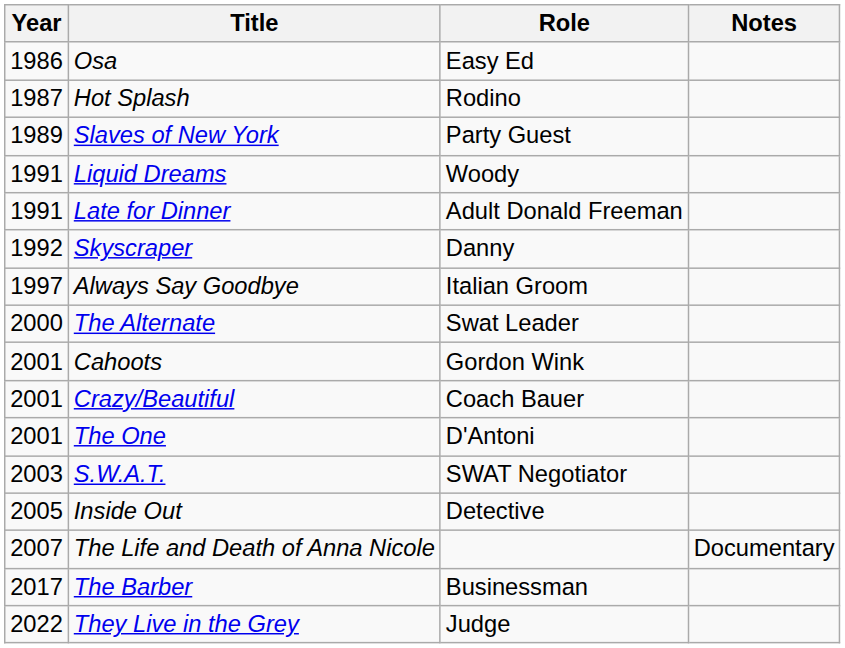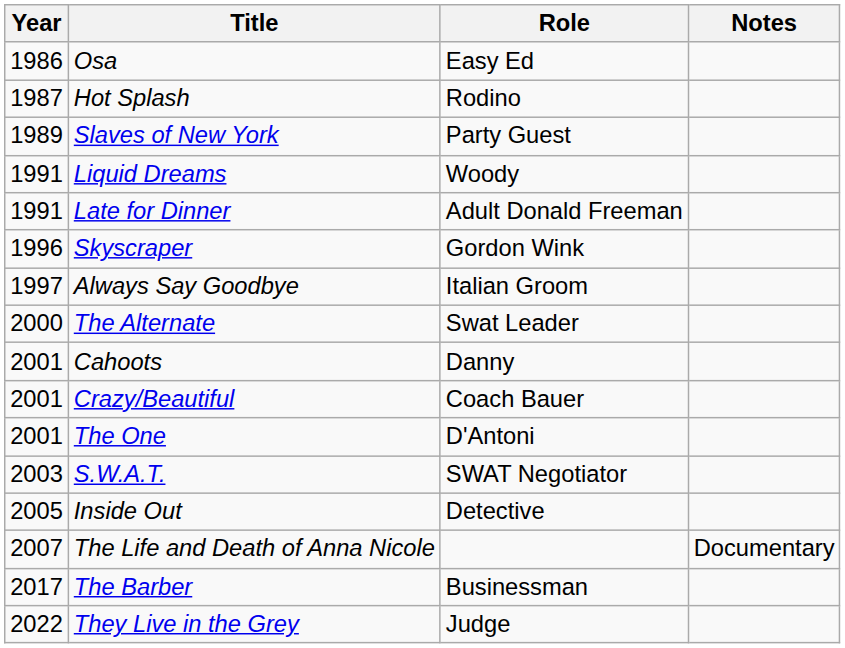(37, 248) 1992 -> (37, 248) 1996
(480, 248) Danny -> (515, 248) Gordon Wink
(515, 361) Gordon Wink -> (480, 361) Danny
